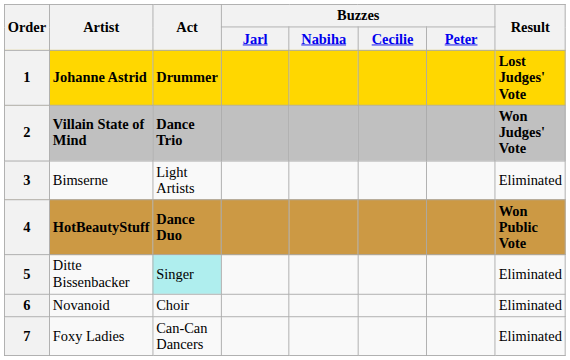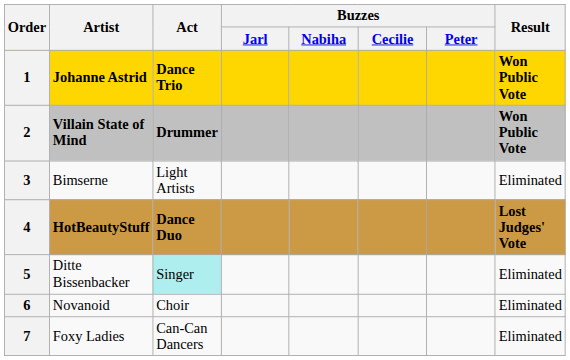(187, 77) Drummer -> (175, 77) Dance Trio
(522, 77) Lost Judges' Vote -> (518, 77) Won Public Vote
(175, 133) Dance Trio -> (187, 133) Drummer
(522, 133) Won Judges' Vote -> (518, 133) Won Public Vote
(518, 227) Won Public Vote -> (522, 227) Lost Judges' Vote
